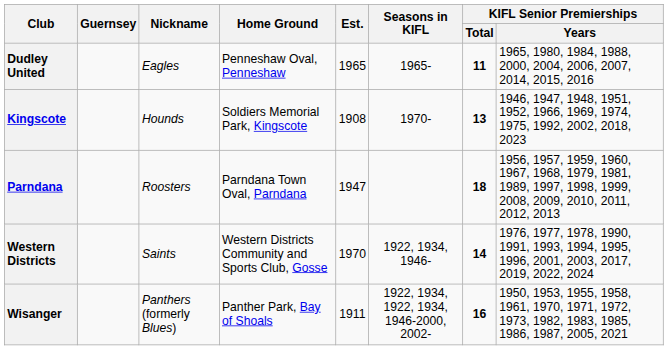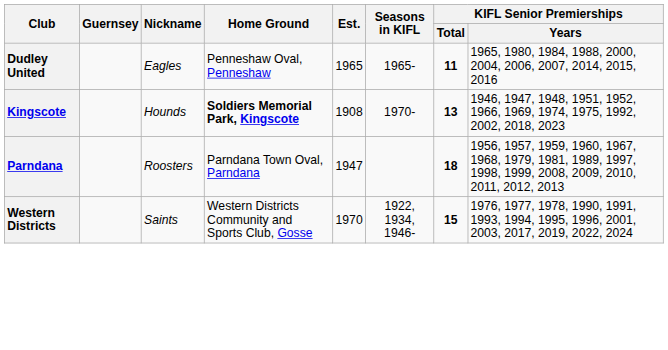(271, 119) normal -> (259, 113) bold
(480, 254) 14 -> (451, 220) 15
- row: (34, 314)
